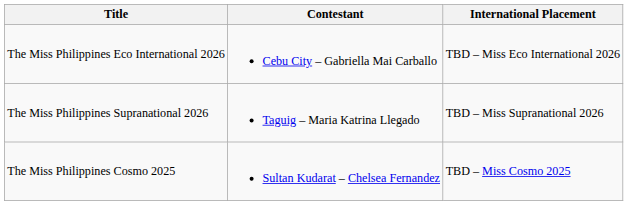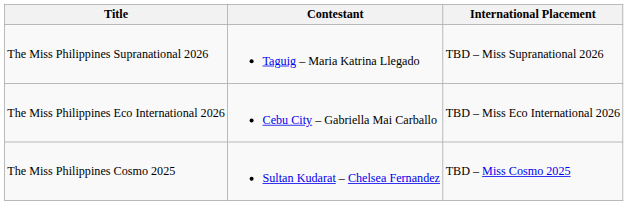rows swapped: (108, 112) <-> (116, 54)
